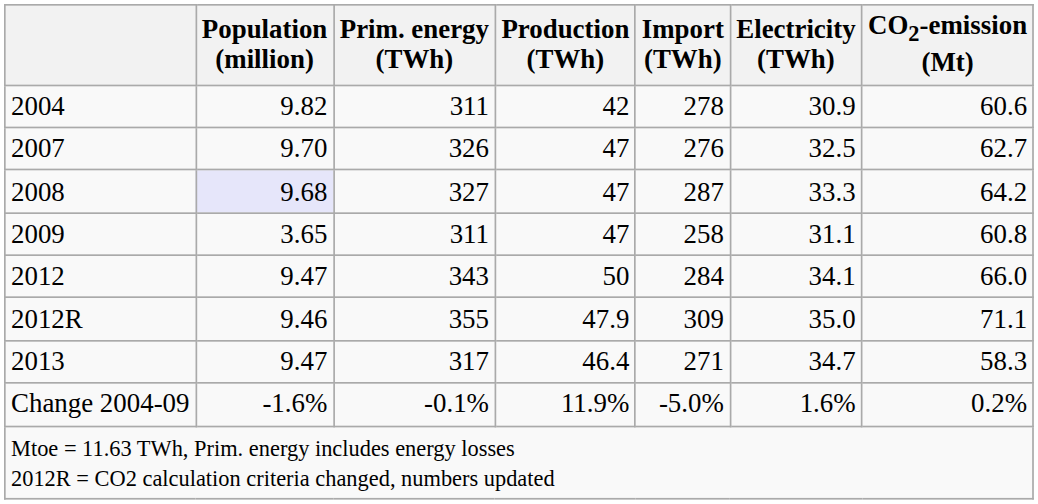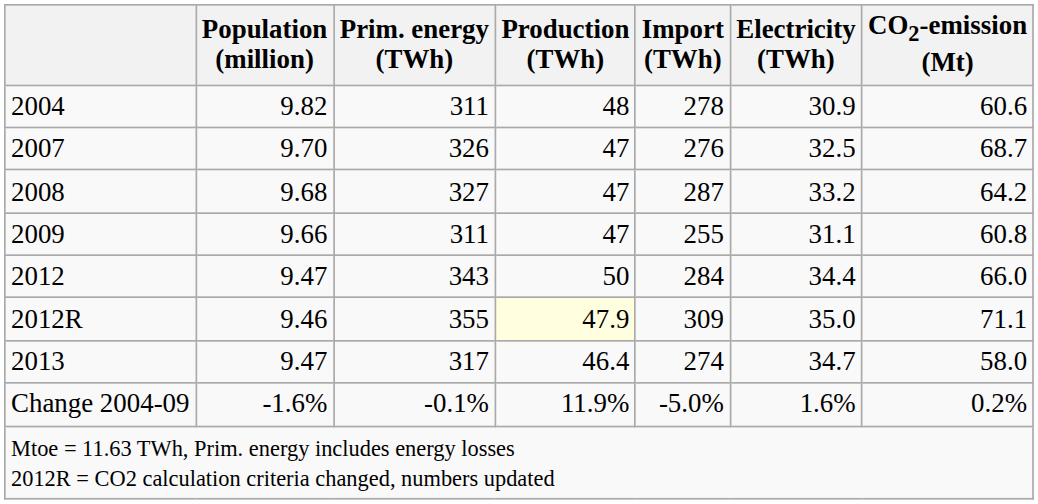(616, 105) 42 -> (616, 105) 48
(1004, 148) 62.7 -> (1004, 148) 68.7
(304, 190) lavender background -> (304, 190) no background
(832, 190) 33.3 -> (832, 190) 33.2
(304, 233) 3.65 -> (304, 233) 9.66
(704, 233) 258 -> (704, 233) 255
(832, 276) 34.1 -> (832, 276) 34.4
(606, 318) no background -> (606, 318) lightyellow background
(704, 361) 271 -> (704, 361) 274
(1004, 361) 58.3 -> (1004, 361) 58.0
